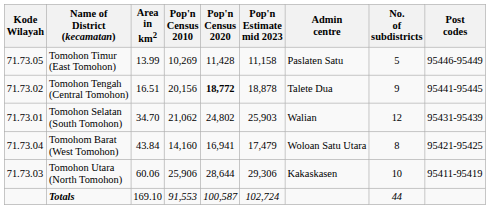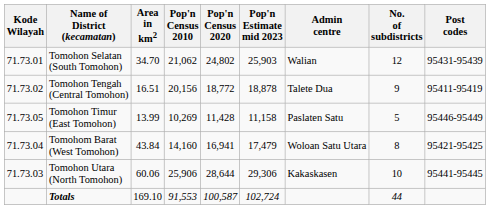rows swapped: (86, 117) <-> (83, 61)
(220, 89) bold -> (220, 89) normal
(455, 89) 95441-95445 -> (455, 89) 95411-95419
(455, 174) 95411-95419 -> (455, 174) 95441-95445
